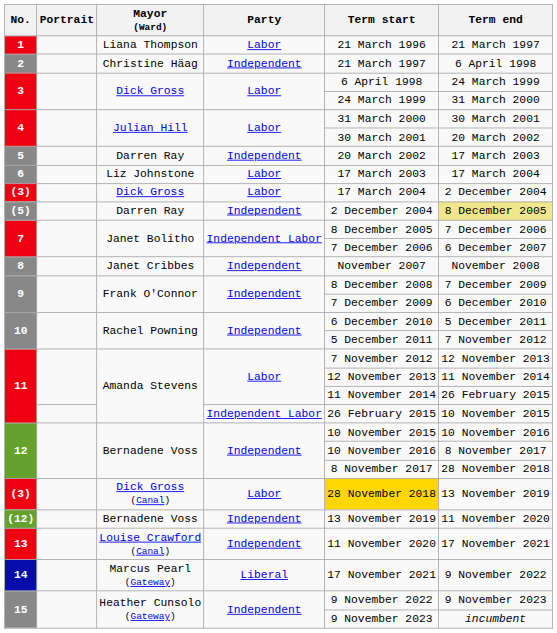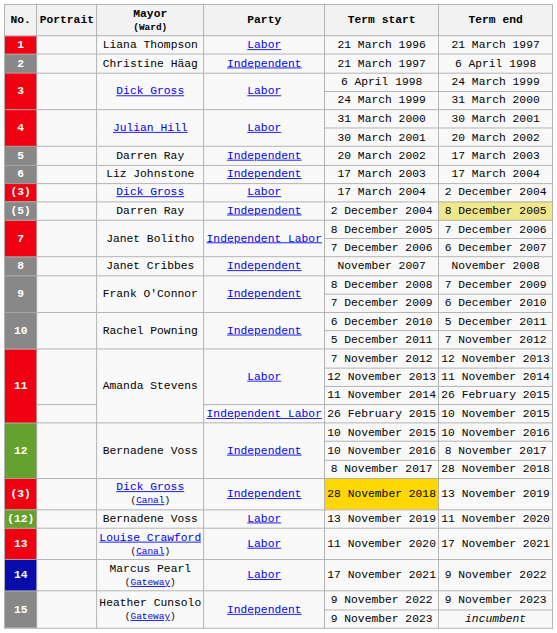(264, 174) Labor -> (264, 174) Independent
(264, 494) Labor -> (264, 494) Independent
(264, 519) Independent -> (264, 519) Labor
(264, 544) Independent -> (264, 544) Labor
(264, 575) Liberal -> (264, 575) Labor
